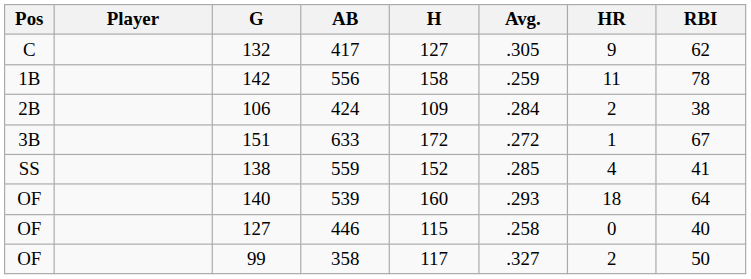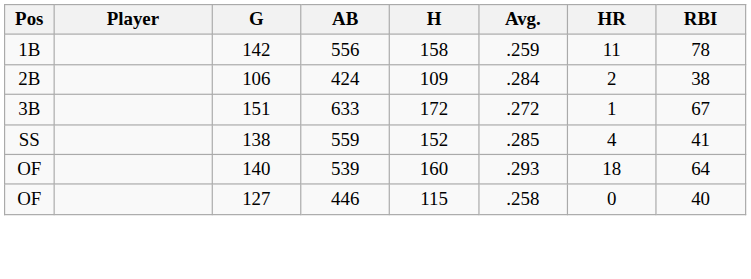- row: (256, 49)
- row: (256, 259)
